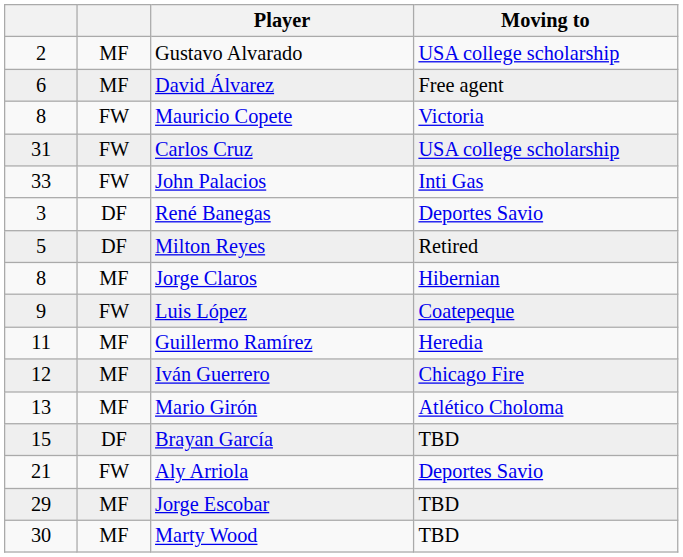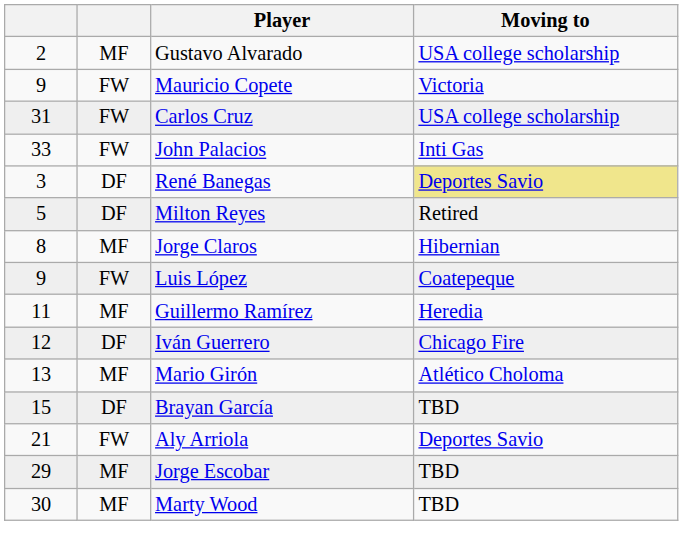- row: (215, 85)
(41, 117) 8 -> (41, 85) 9
(481, 213) no background -> (481, 181) khaki background
(114, 375) MF -> (114, 342) DF
